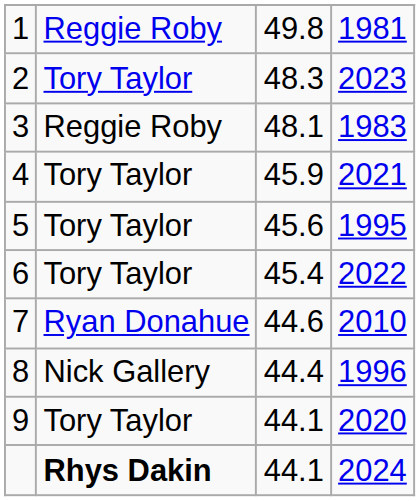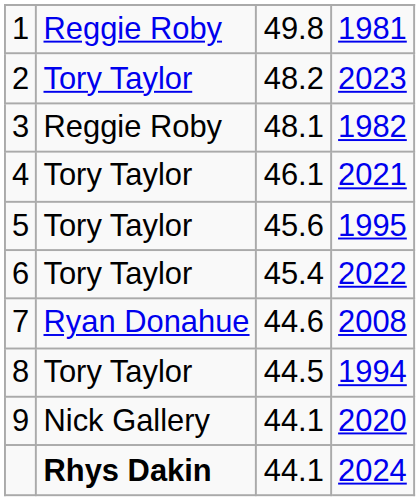(294, 77) 48.3 -> (294, 77) 48.2
(372, 126) 1983 -> (372, 126) 1982
(294, 175) 45.9 -> (294, 175) 46.1
(372, 322) 2010 -> (372, 322) 2008
(127, 371) Nick Gallery -> (118, 371) Tory Taylor
(294, 371) 44.4 -> (294, 371) 44.5
(372, 371) 1996 -> (372, 371) 1994
(118, 420) Tory Taylor -> (127, 420) Nick Gallery
